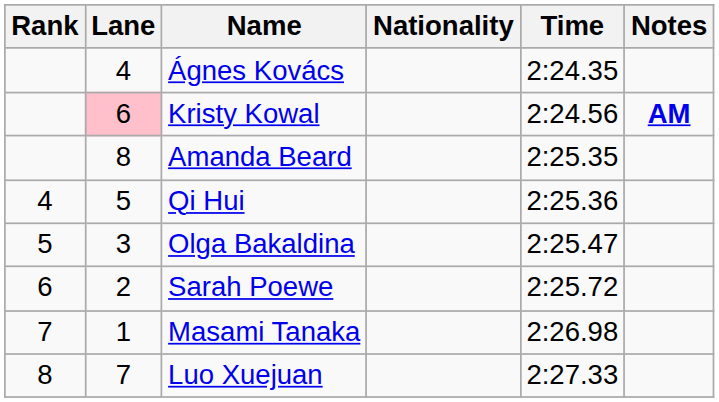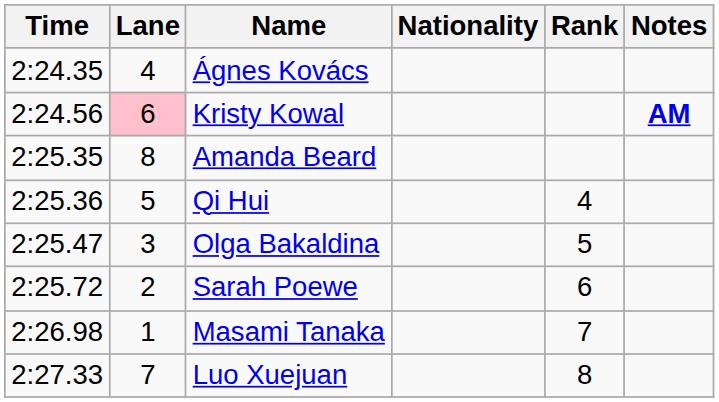columns swapped: (45, 26) <-> (572, 26)
